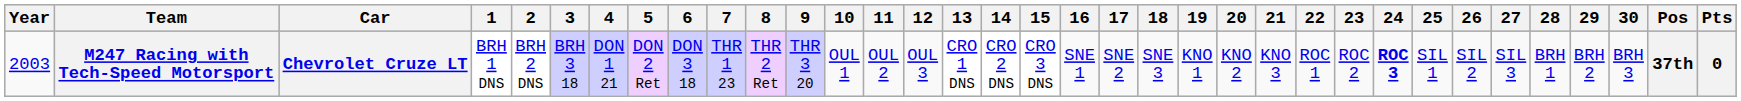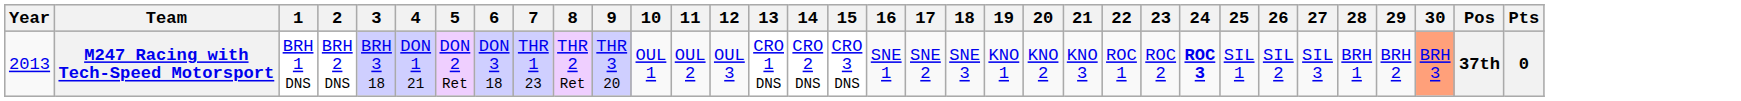- column: (375, 18)
(30, 64) 2003 -> (30, 64) 2013
(1628, 64) no background -> (1435, 64) lightsalmon background
